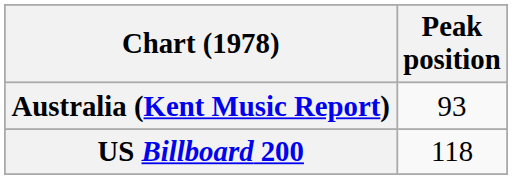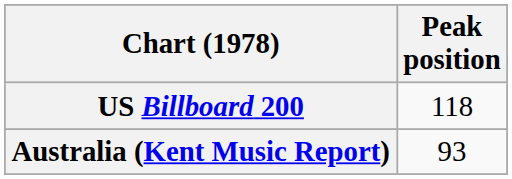rows swapped: (201, 105) <-> (201, 151)
